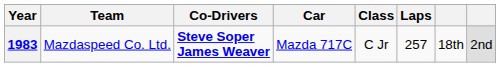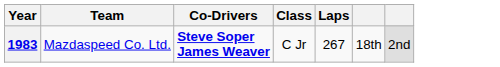- column: (314, 15)
(416, 44) 257 -> (334, 44) 267
